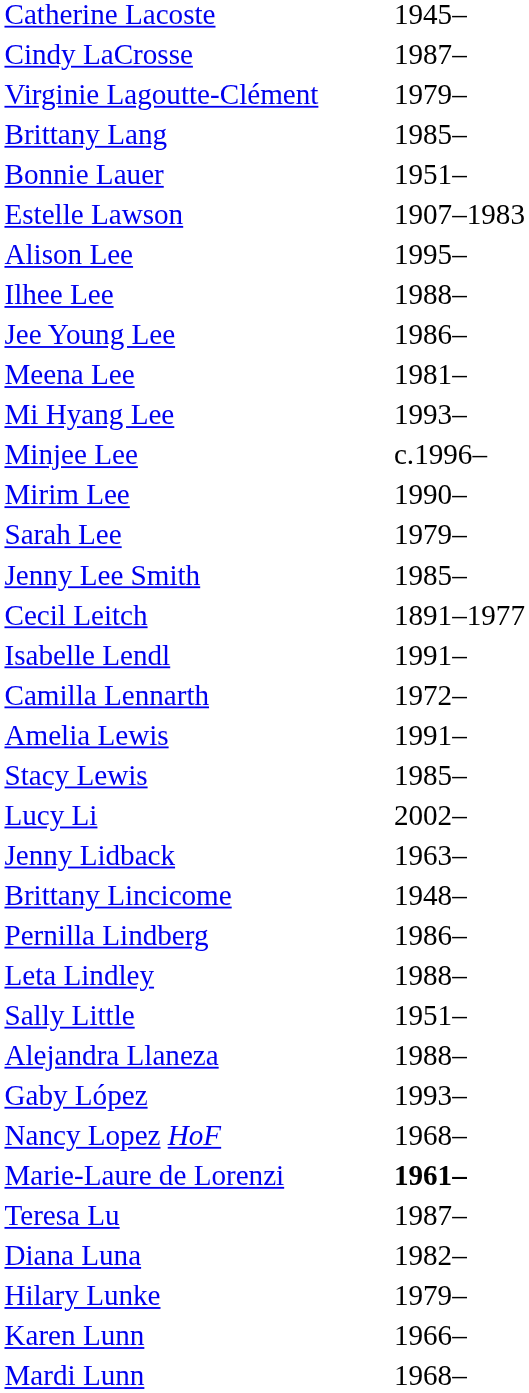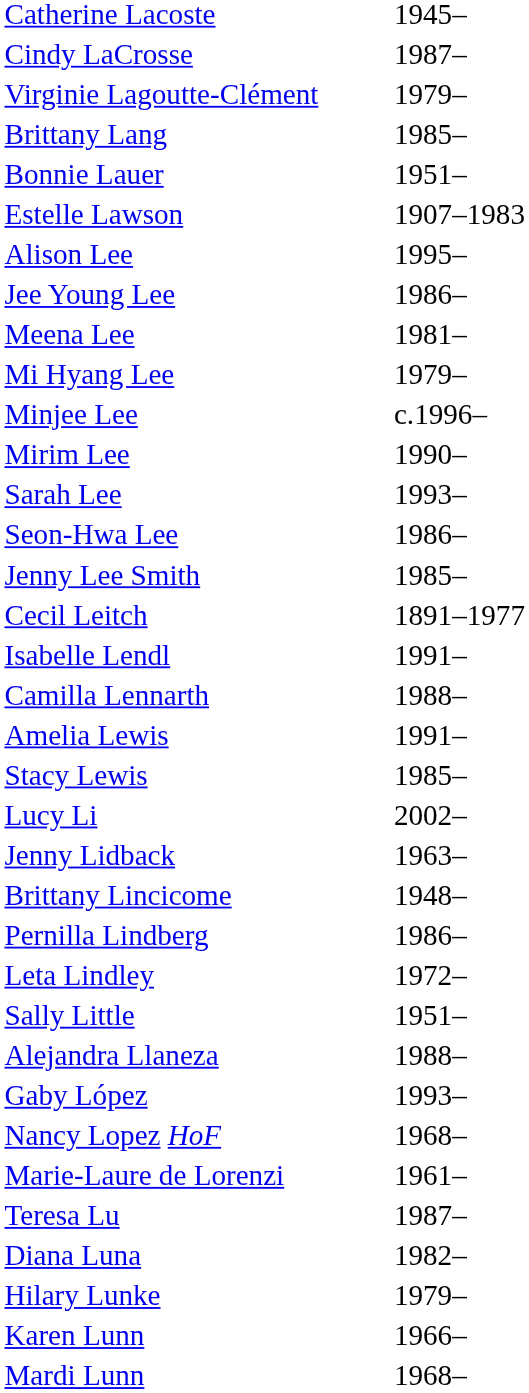- row: (59, 294)
(430, 414) 1993– -> (430, 374) 1979–
(430, 534) 1979– -> (430, 494) 1993–
+ row: (91, 534)
(430, 695) 1972– -> (430, 695) 1988–
(430, 975) 1988– -> (430, 975) 1972–
(430, 1175) bold -> (430, 1175) normal
